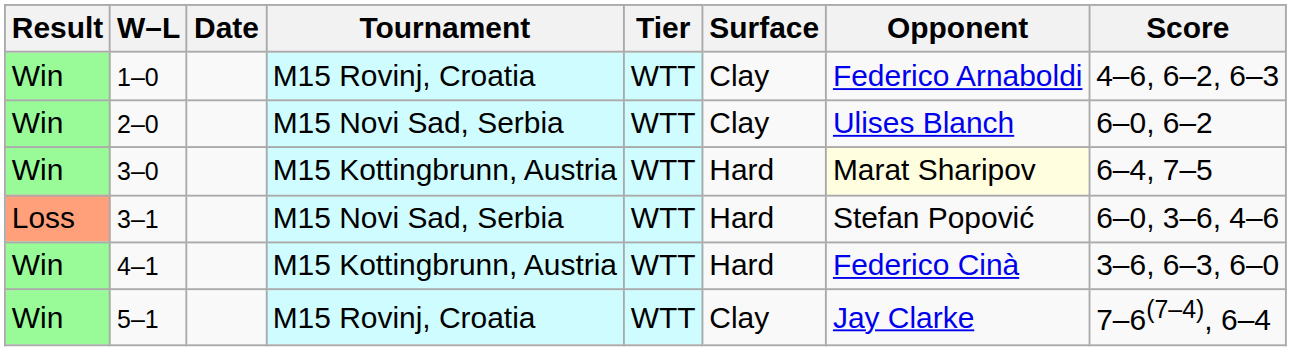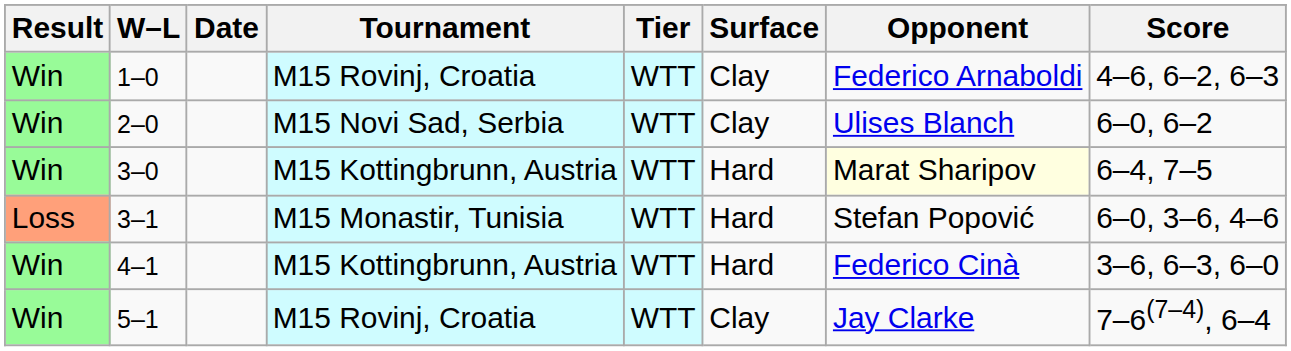(418, 218) M15 Novi Sad, Serbia -> (418, 218) M15 Monastir, Tunisia
